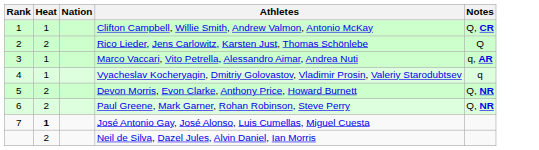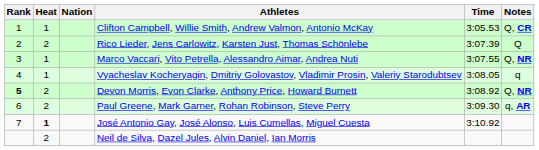+ column: (483, 12)
(480, 59) q, AR -> (518, 59) Q, NR
(19, 91) normal -> (19, 91) bold
(480, 106) Q, NR -> (518, 106) q, AR
